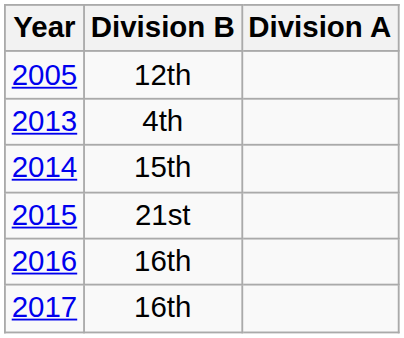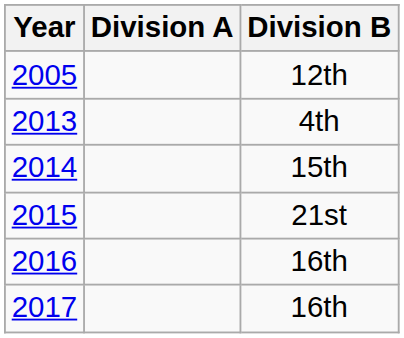columns swapped: (320, 27) <-> (163, 27)
